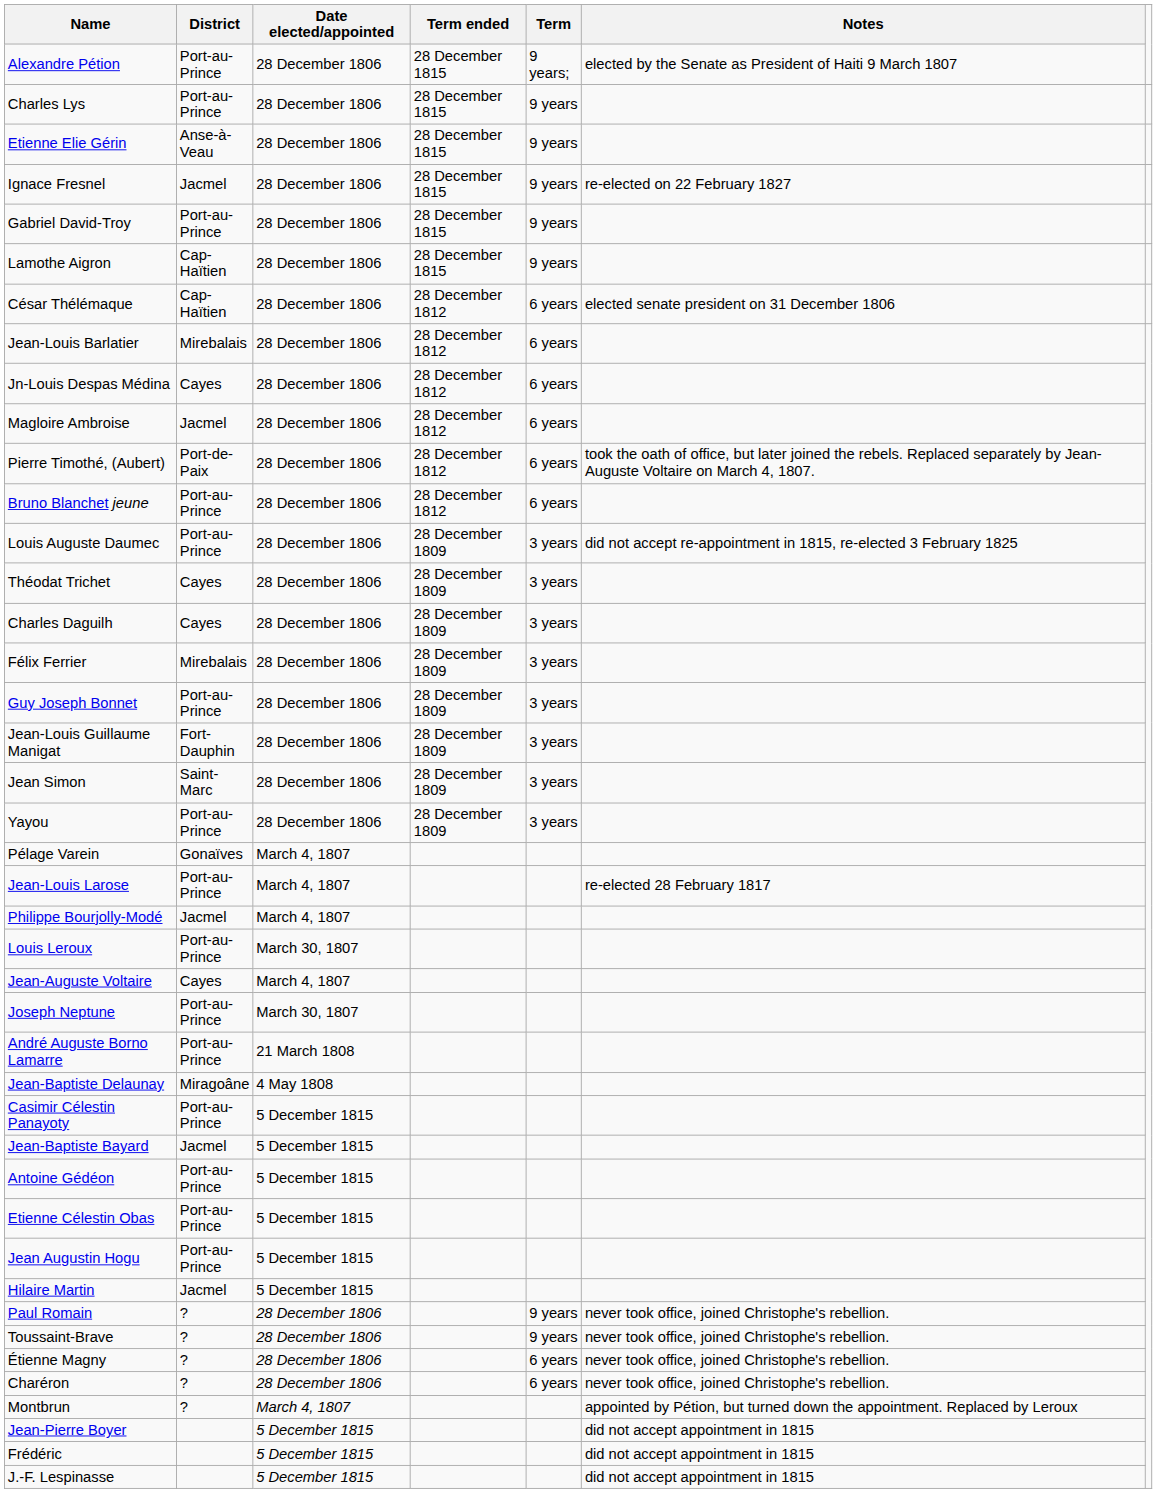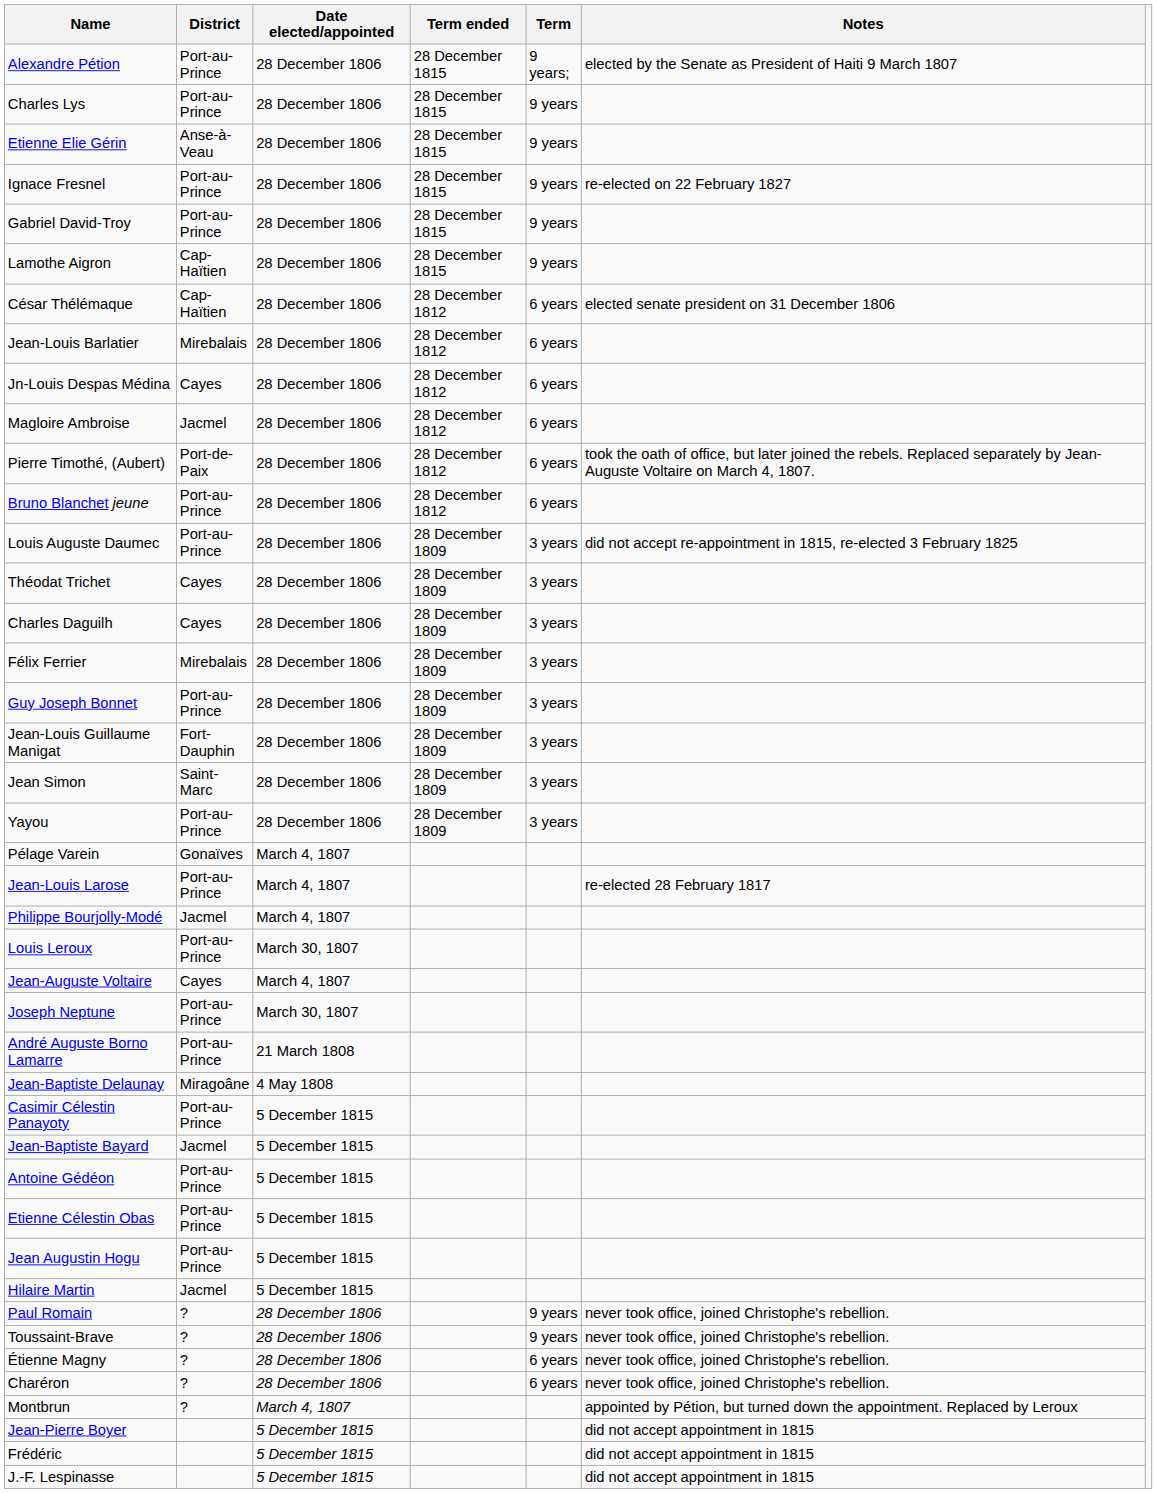(203, 184) Jacmel -> (206, 184) Port-au-Prince
